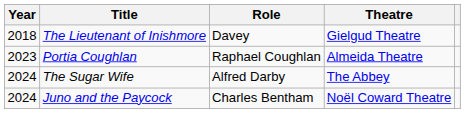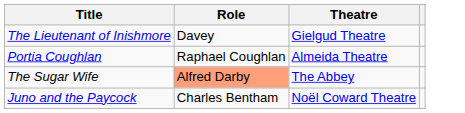- column: (22, 14)
(249, 77) no background -> (213, 77) lightsalmon background
